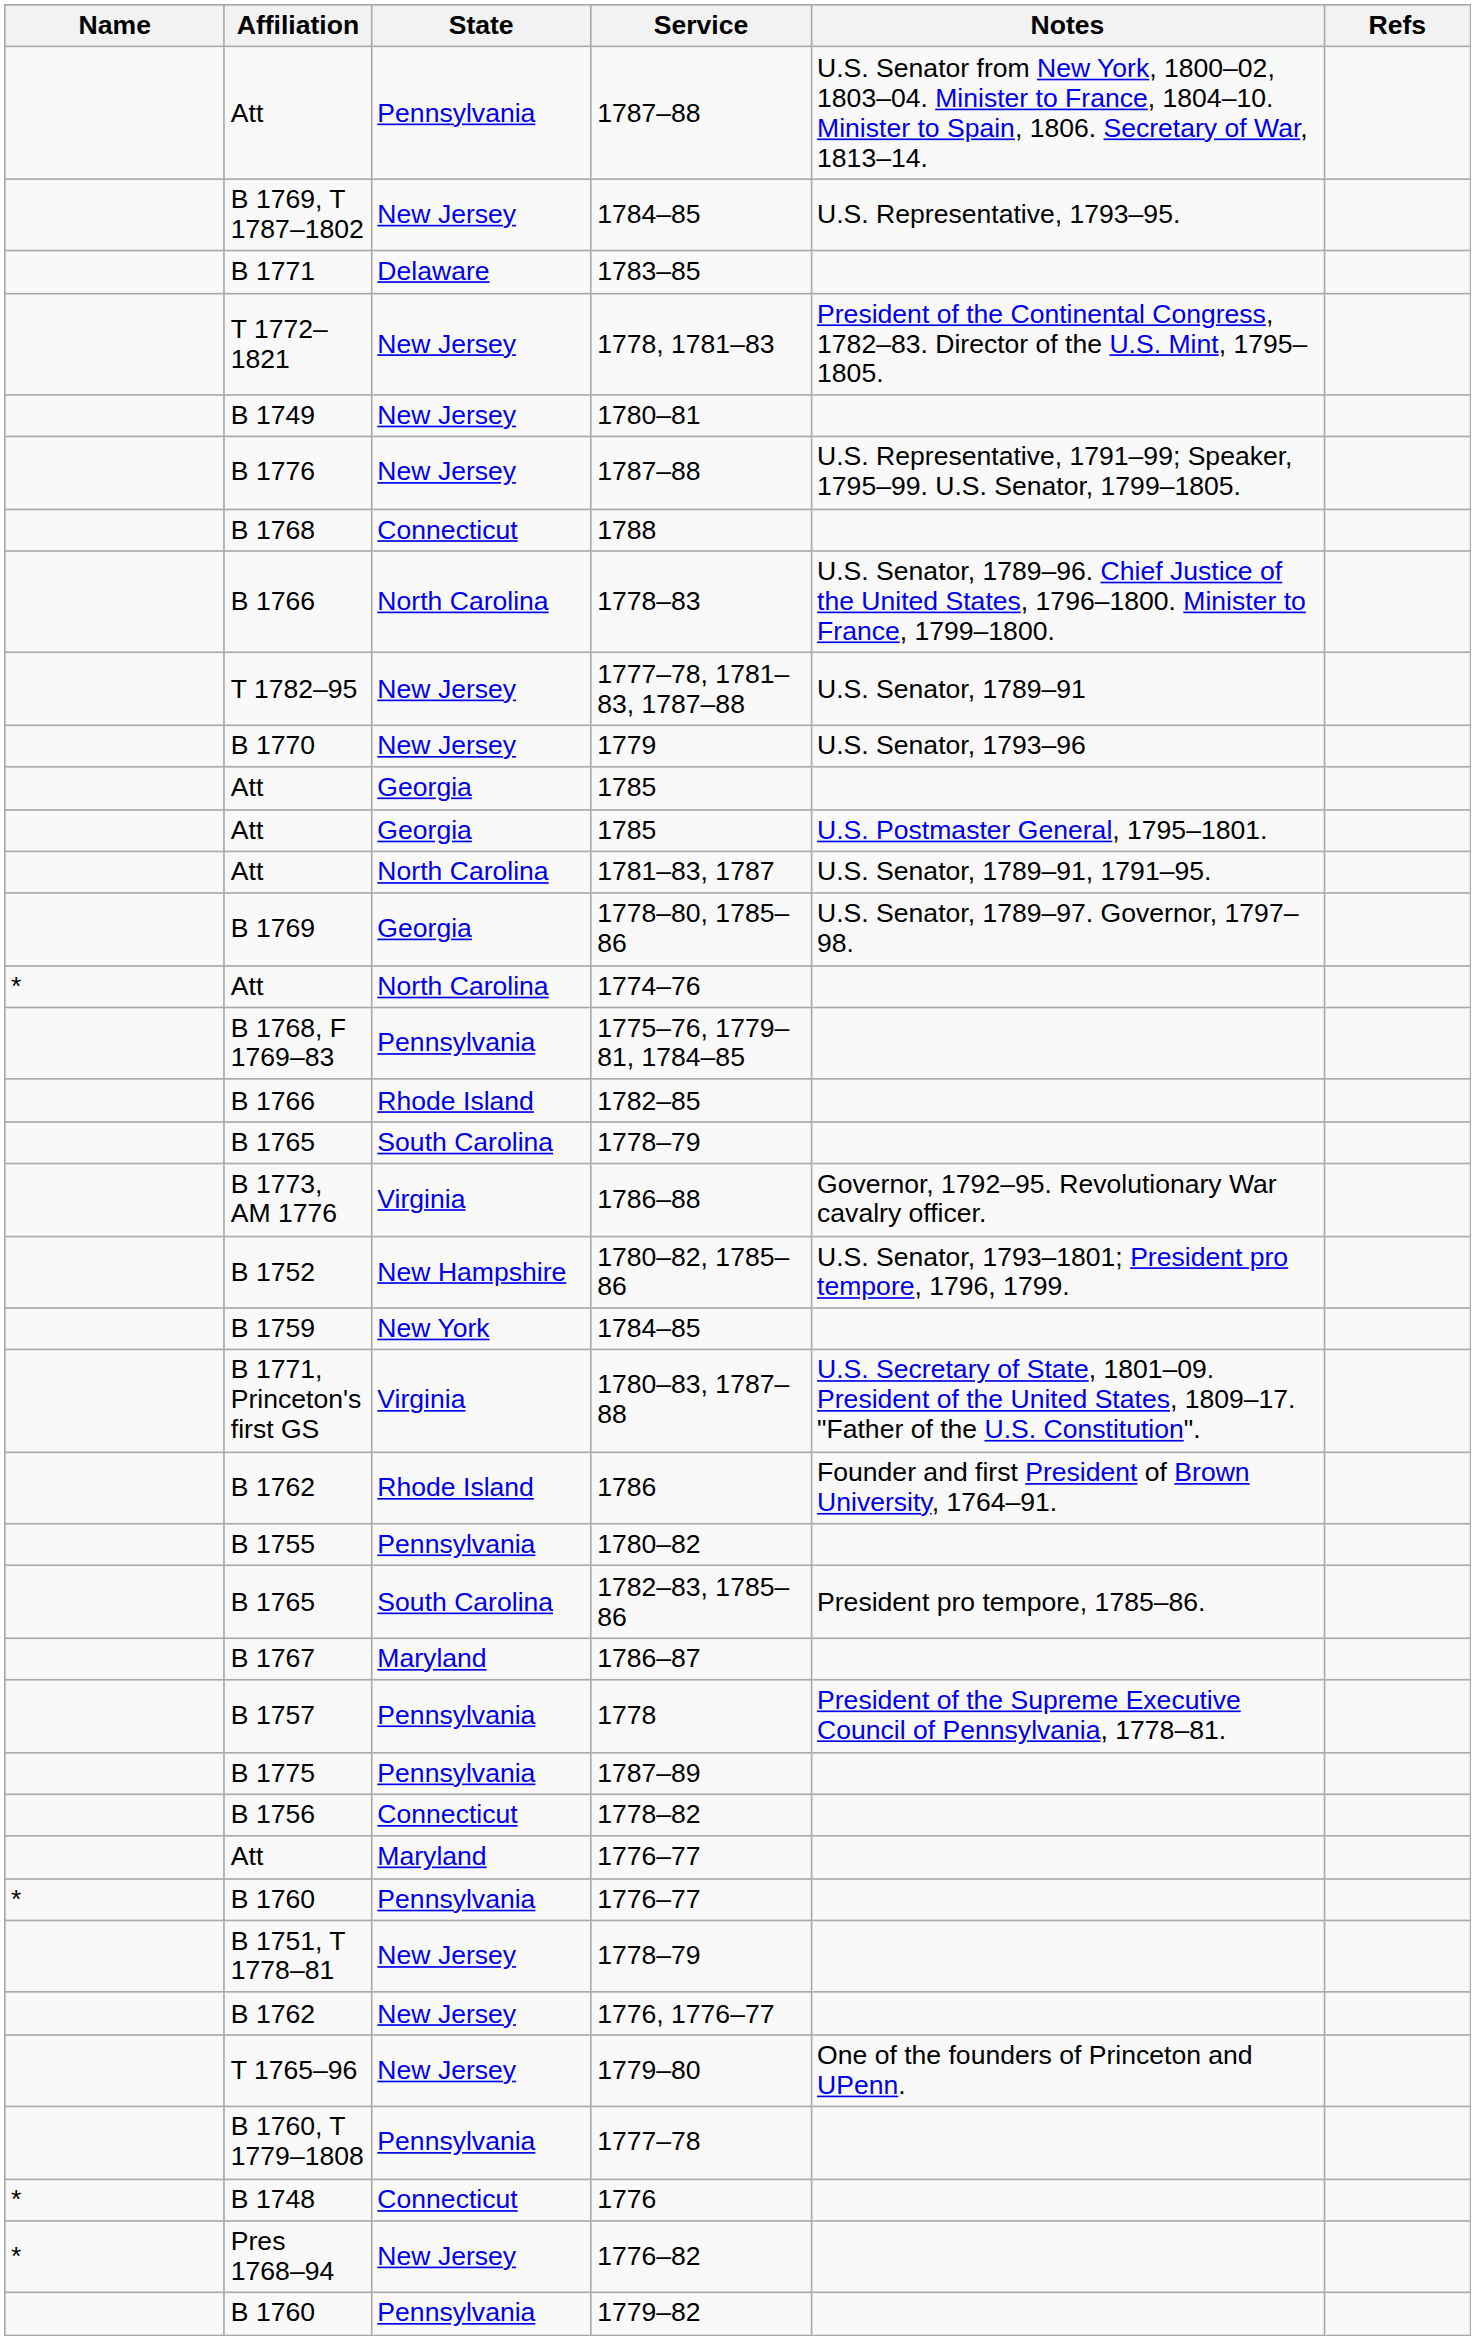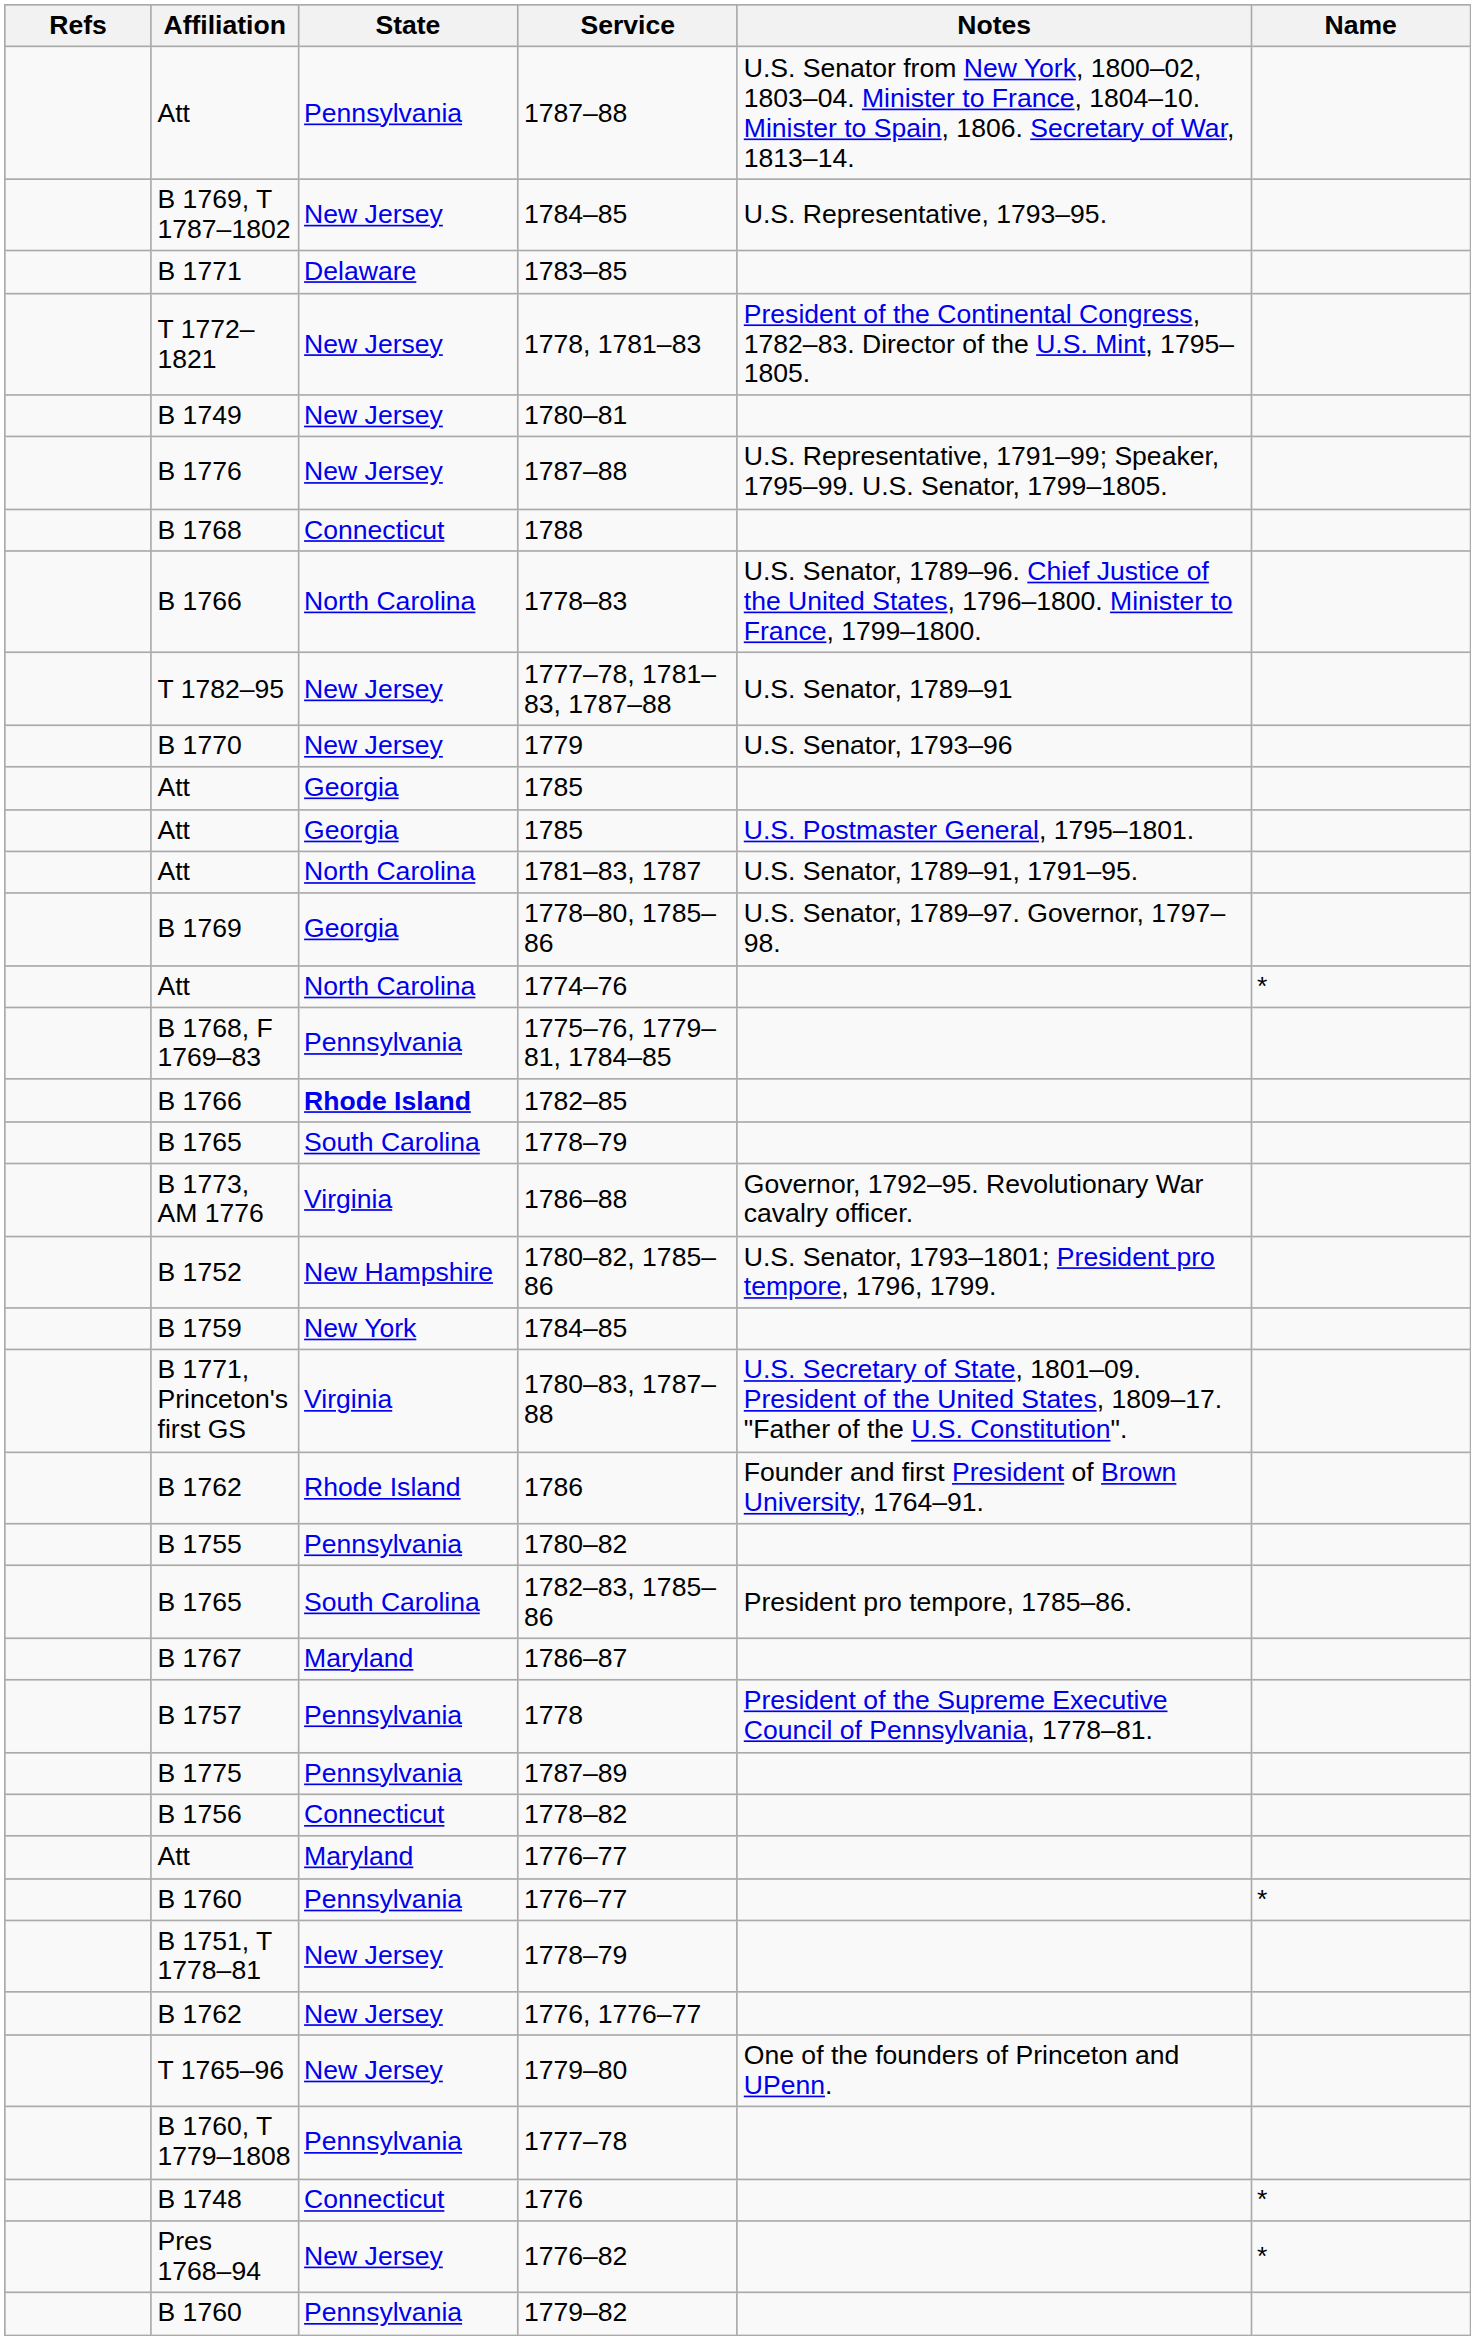columns swapped: (115, 25) <-> (1397, 25)
(456, 1100) normal -> (387, 1100) bold
